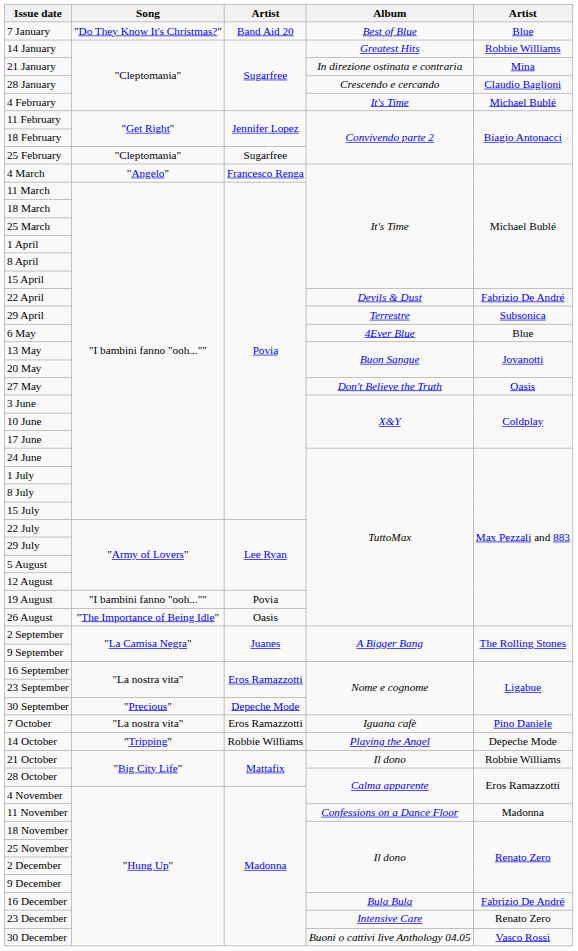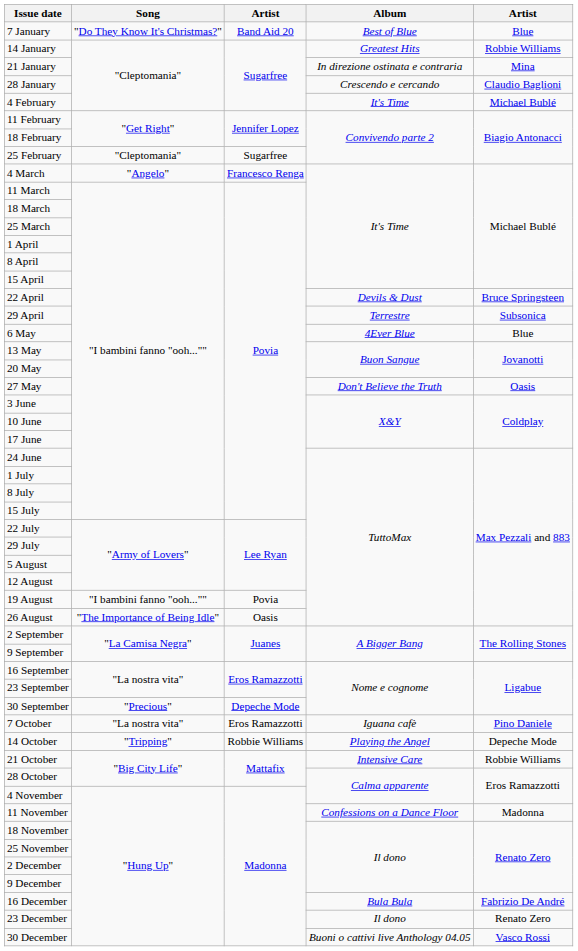(523, 297) Fabrizio De André -> (523, 297) Bruce Springsteen
(390, 759) Il dono -> (390, 759) Intensive Care
(390, 919) Intensive Care -> (390, 919) Il dono
